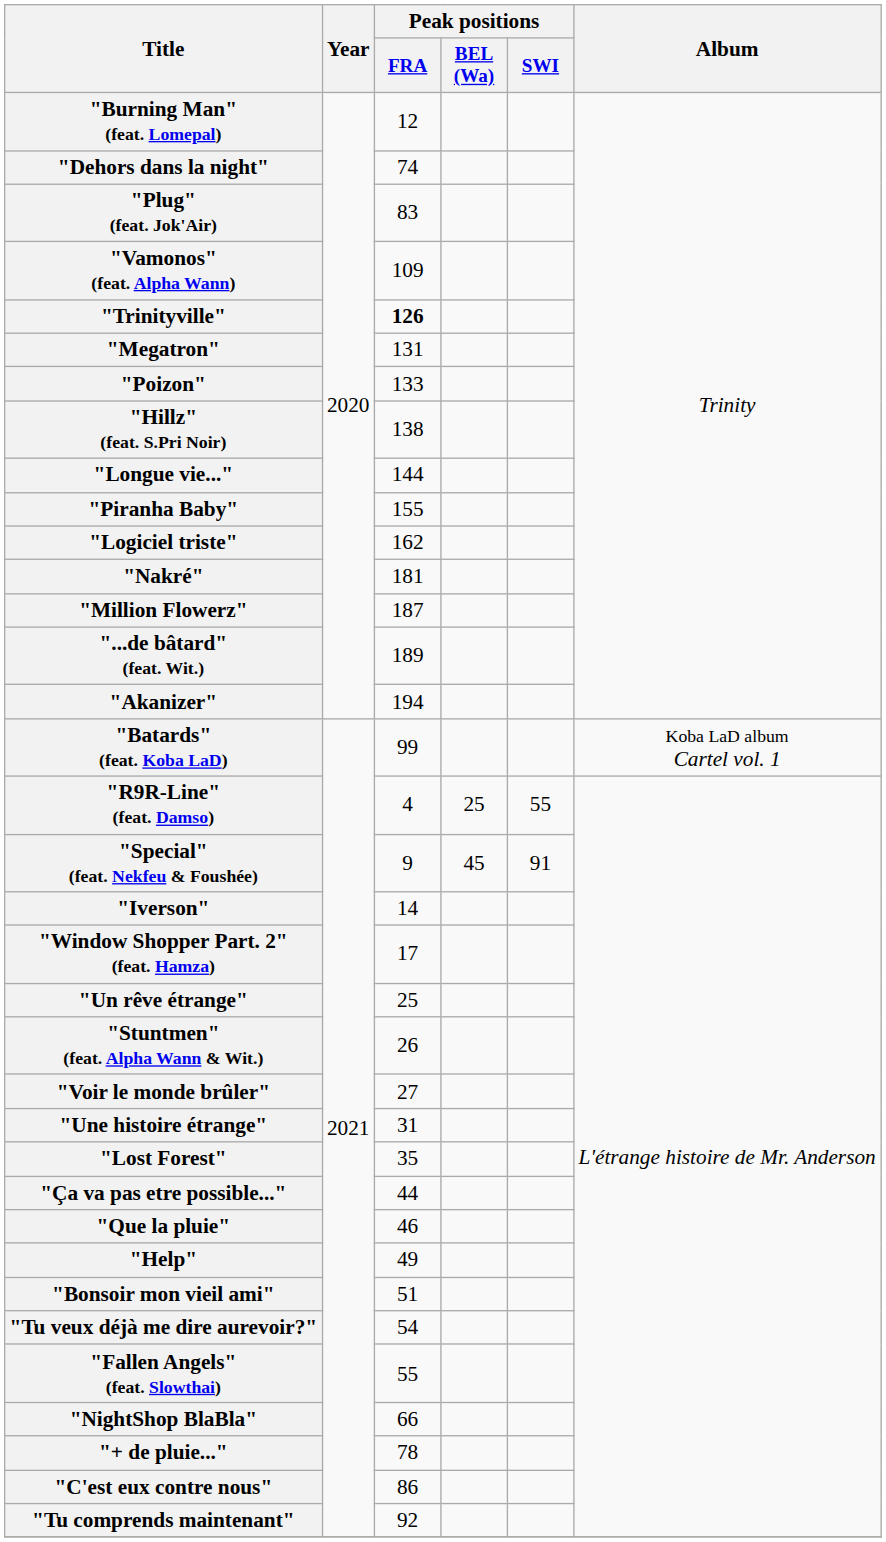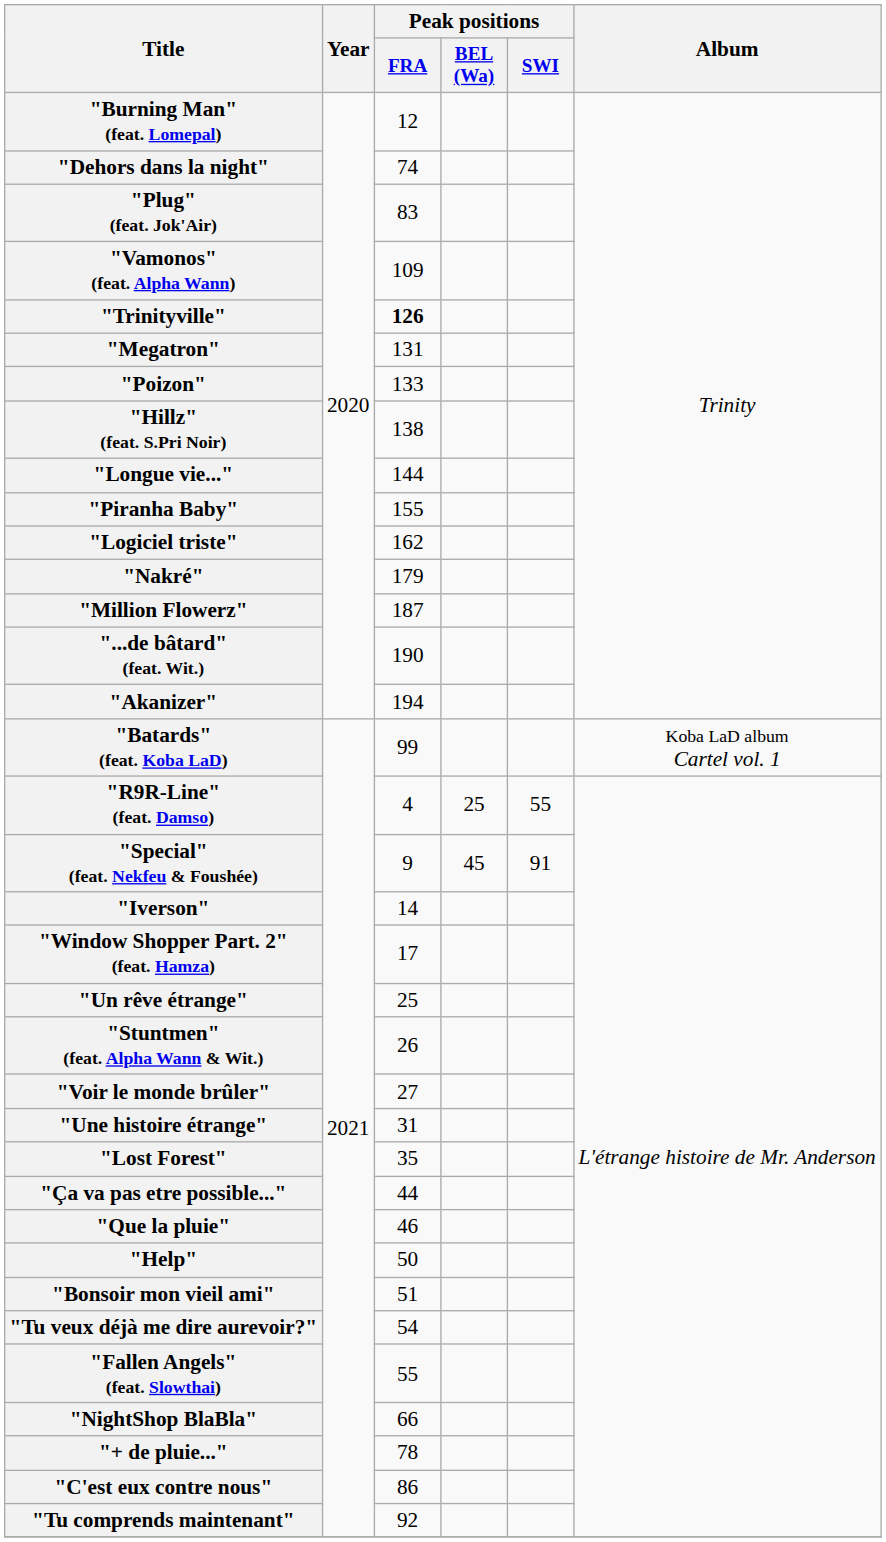(408, 576) 181 -> (408, 576) 179
(408, 655) 189 -> (408, 655) 190
(408, 1259) 49 -> (408, 1259) 50
